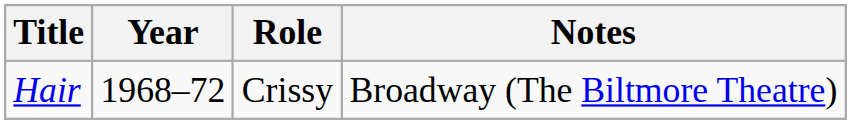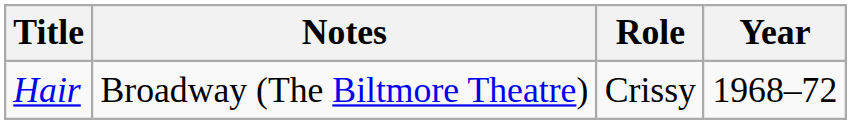columns swapped: (163, 32) <-> (593, 32)
